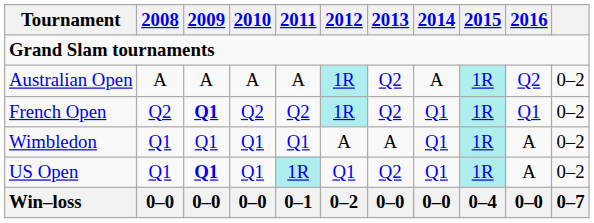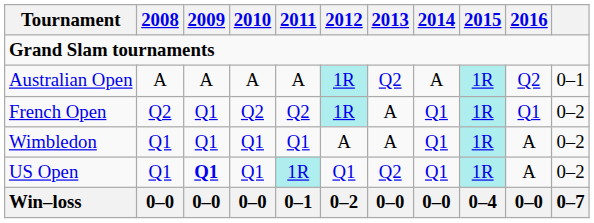(570, 80) 0–2 -> (570, 80) 0–1
(206, 110) bold -> (206, 110) normal
(390, 110) Q2 -> (390, 110) A
